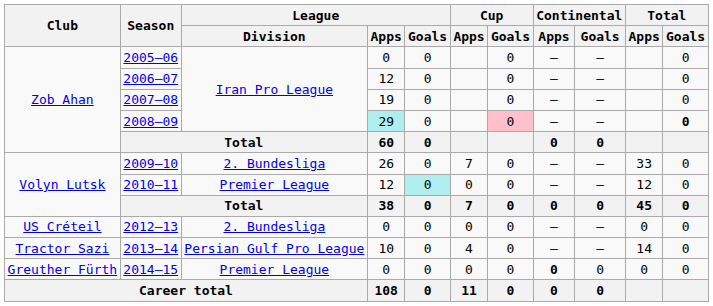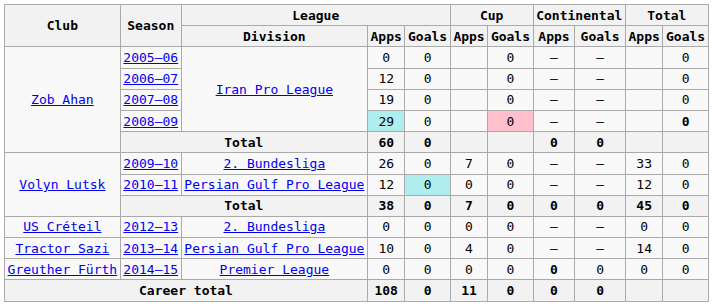(274, 185) Premier League -> (274, 185) Persian Gulf Pro League
